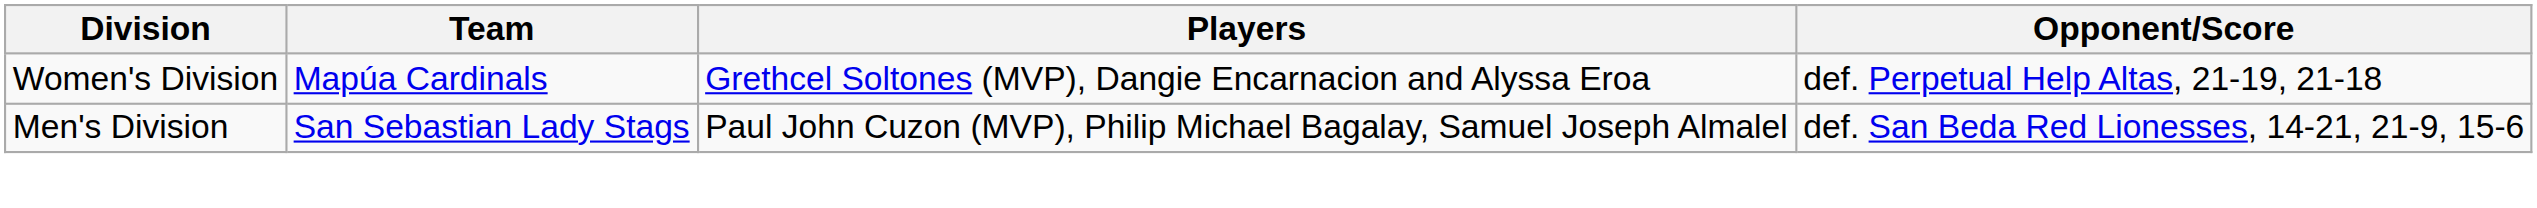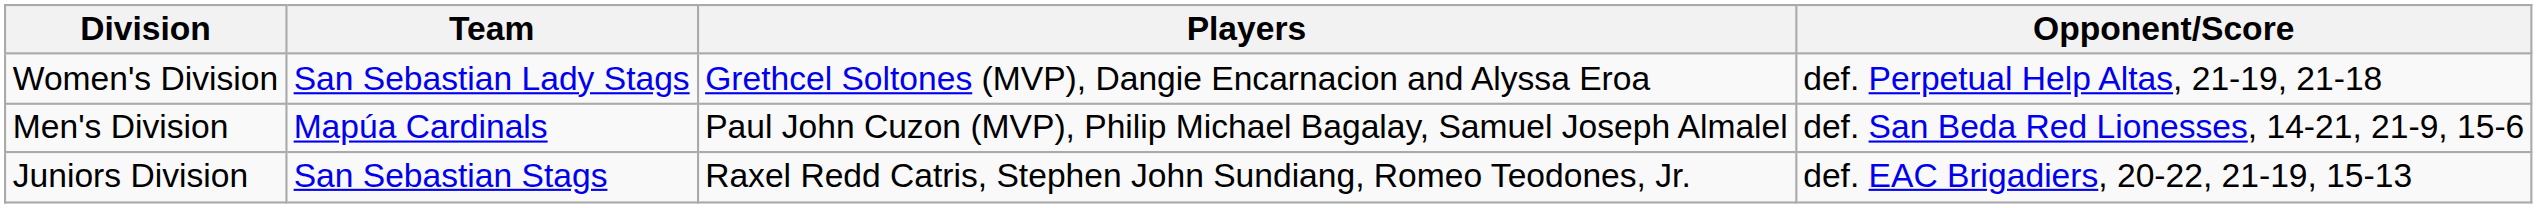(421, 78) Mapúa Cardinals -> (492, 78) San Sebastian Lady Stags
(492, 127) San Sebastian Lady Stags -> (421, 127) Mapúa Cardinals
+ row: (130, 176)
